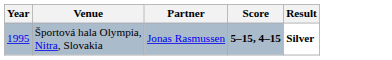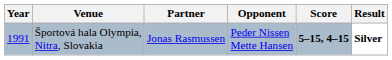+ column: (262, 14)
(18, 39) 1995 -> (18, 39) 1991
